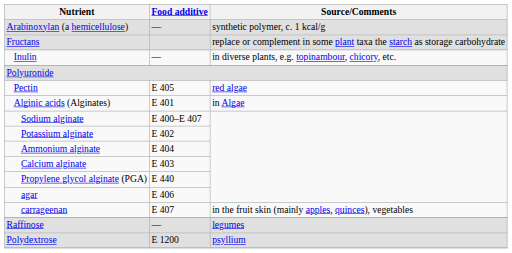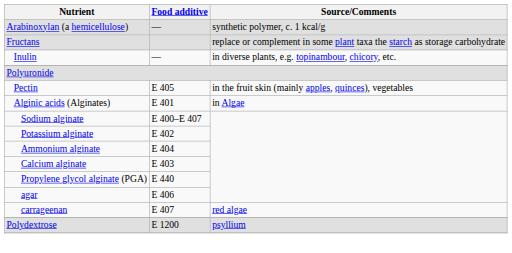(230, 88) red algae -> (313, 88) in the fruit skin (mainly apples, quinces), vegetables
(313, 210) in the fruit skin (mainly apples, quinces), vegetables -> (230, 210) red algae
- row: (25, 225)
